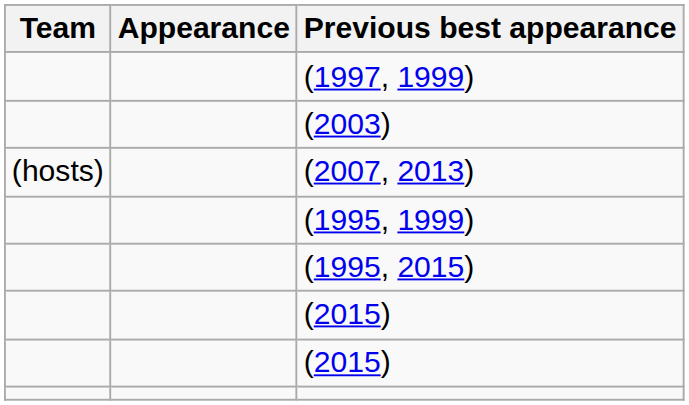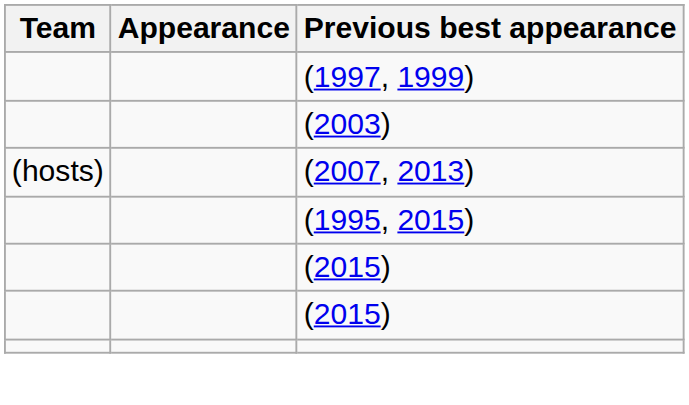- row: (58, 220)
